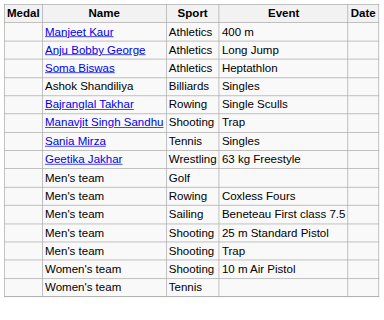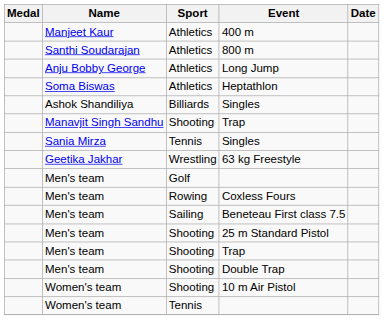+ row: (92, 50)
- row: (89, 104)
+ row: (75, 269)
